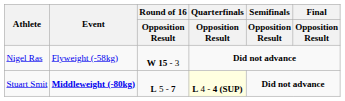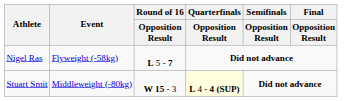(163, 63) W 15 - 3 -> (160, 63) L 5 - 7
(93, 84) bold -> (92, 84) normal
(163, 89) L 5 - 7 -> (160, 89) W 15 - 3
